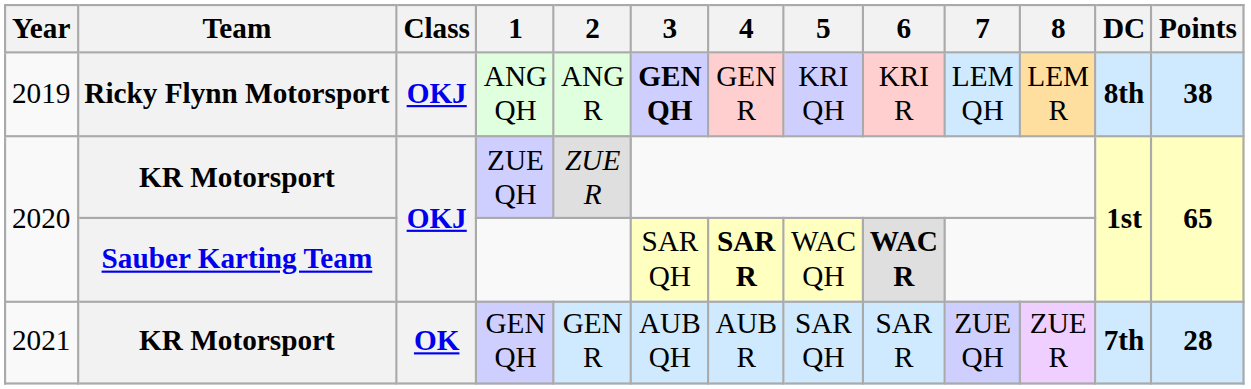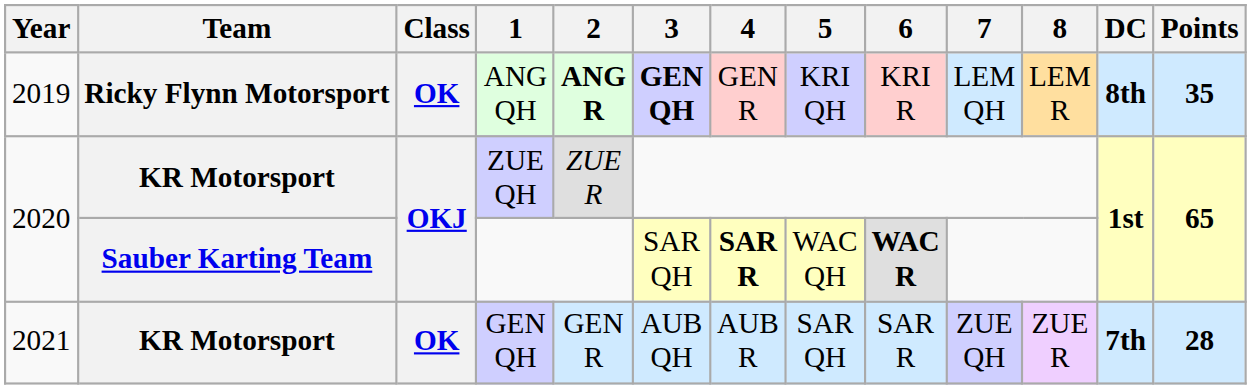(437, 93) OKJ -> (437, 93) OK
(593, 93) normal -> (594, 93) bold
(1198, 93) 38 -> (1200, 93) 35
